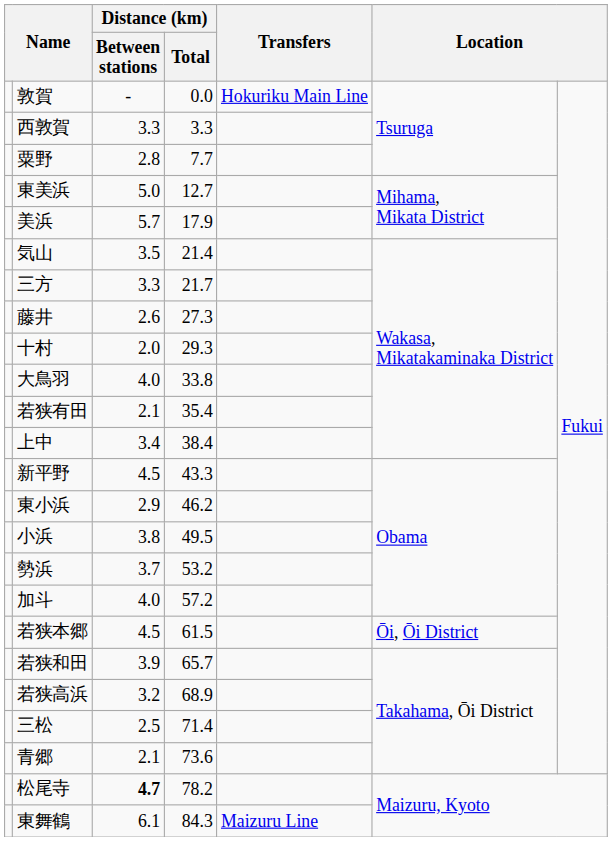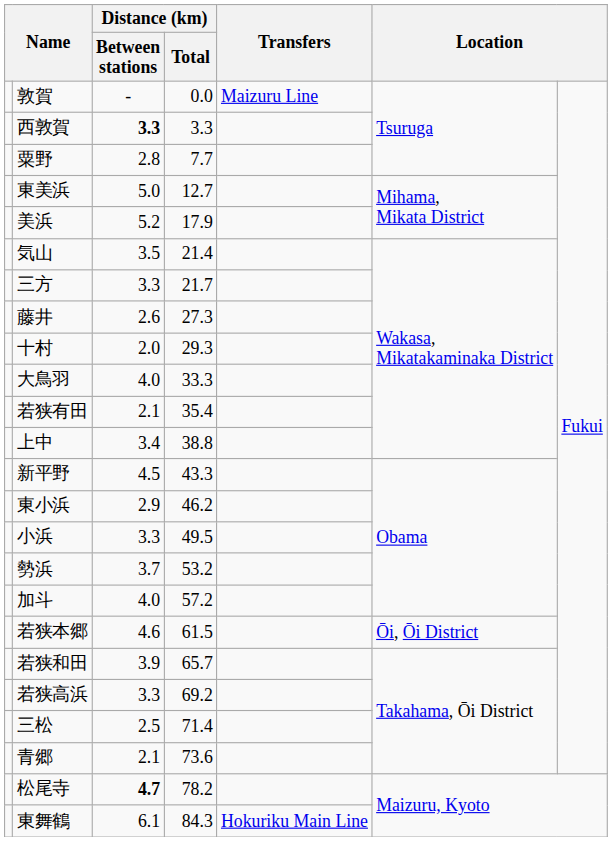(294, 96) Hokuriku Main Line -> (270, 96) Maizuru Line
(149, 128) normal -> (149, 128) bold
(149, 222) 5.7 -> (149, 222) 5.2
(197, 380) 33.8 -> (197, 380) 33.3
(197, 443) 38.4 -> (197, 443) 38.8
(149, 537) 3.8 -> (149, 537) 3.3
(149, 631) 4.5 -> (149, 631) 4.6
(149, 694) 3.2 -> (149, 694) 3.3
(197, 694) 68.9 -> (197, 694) 69.2
(270, 820) Maizuru Line -> (294, 820) Hokuriku Main Line
